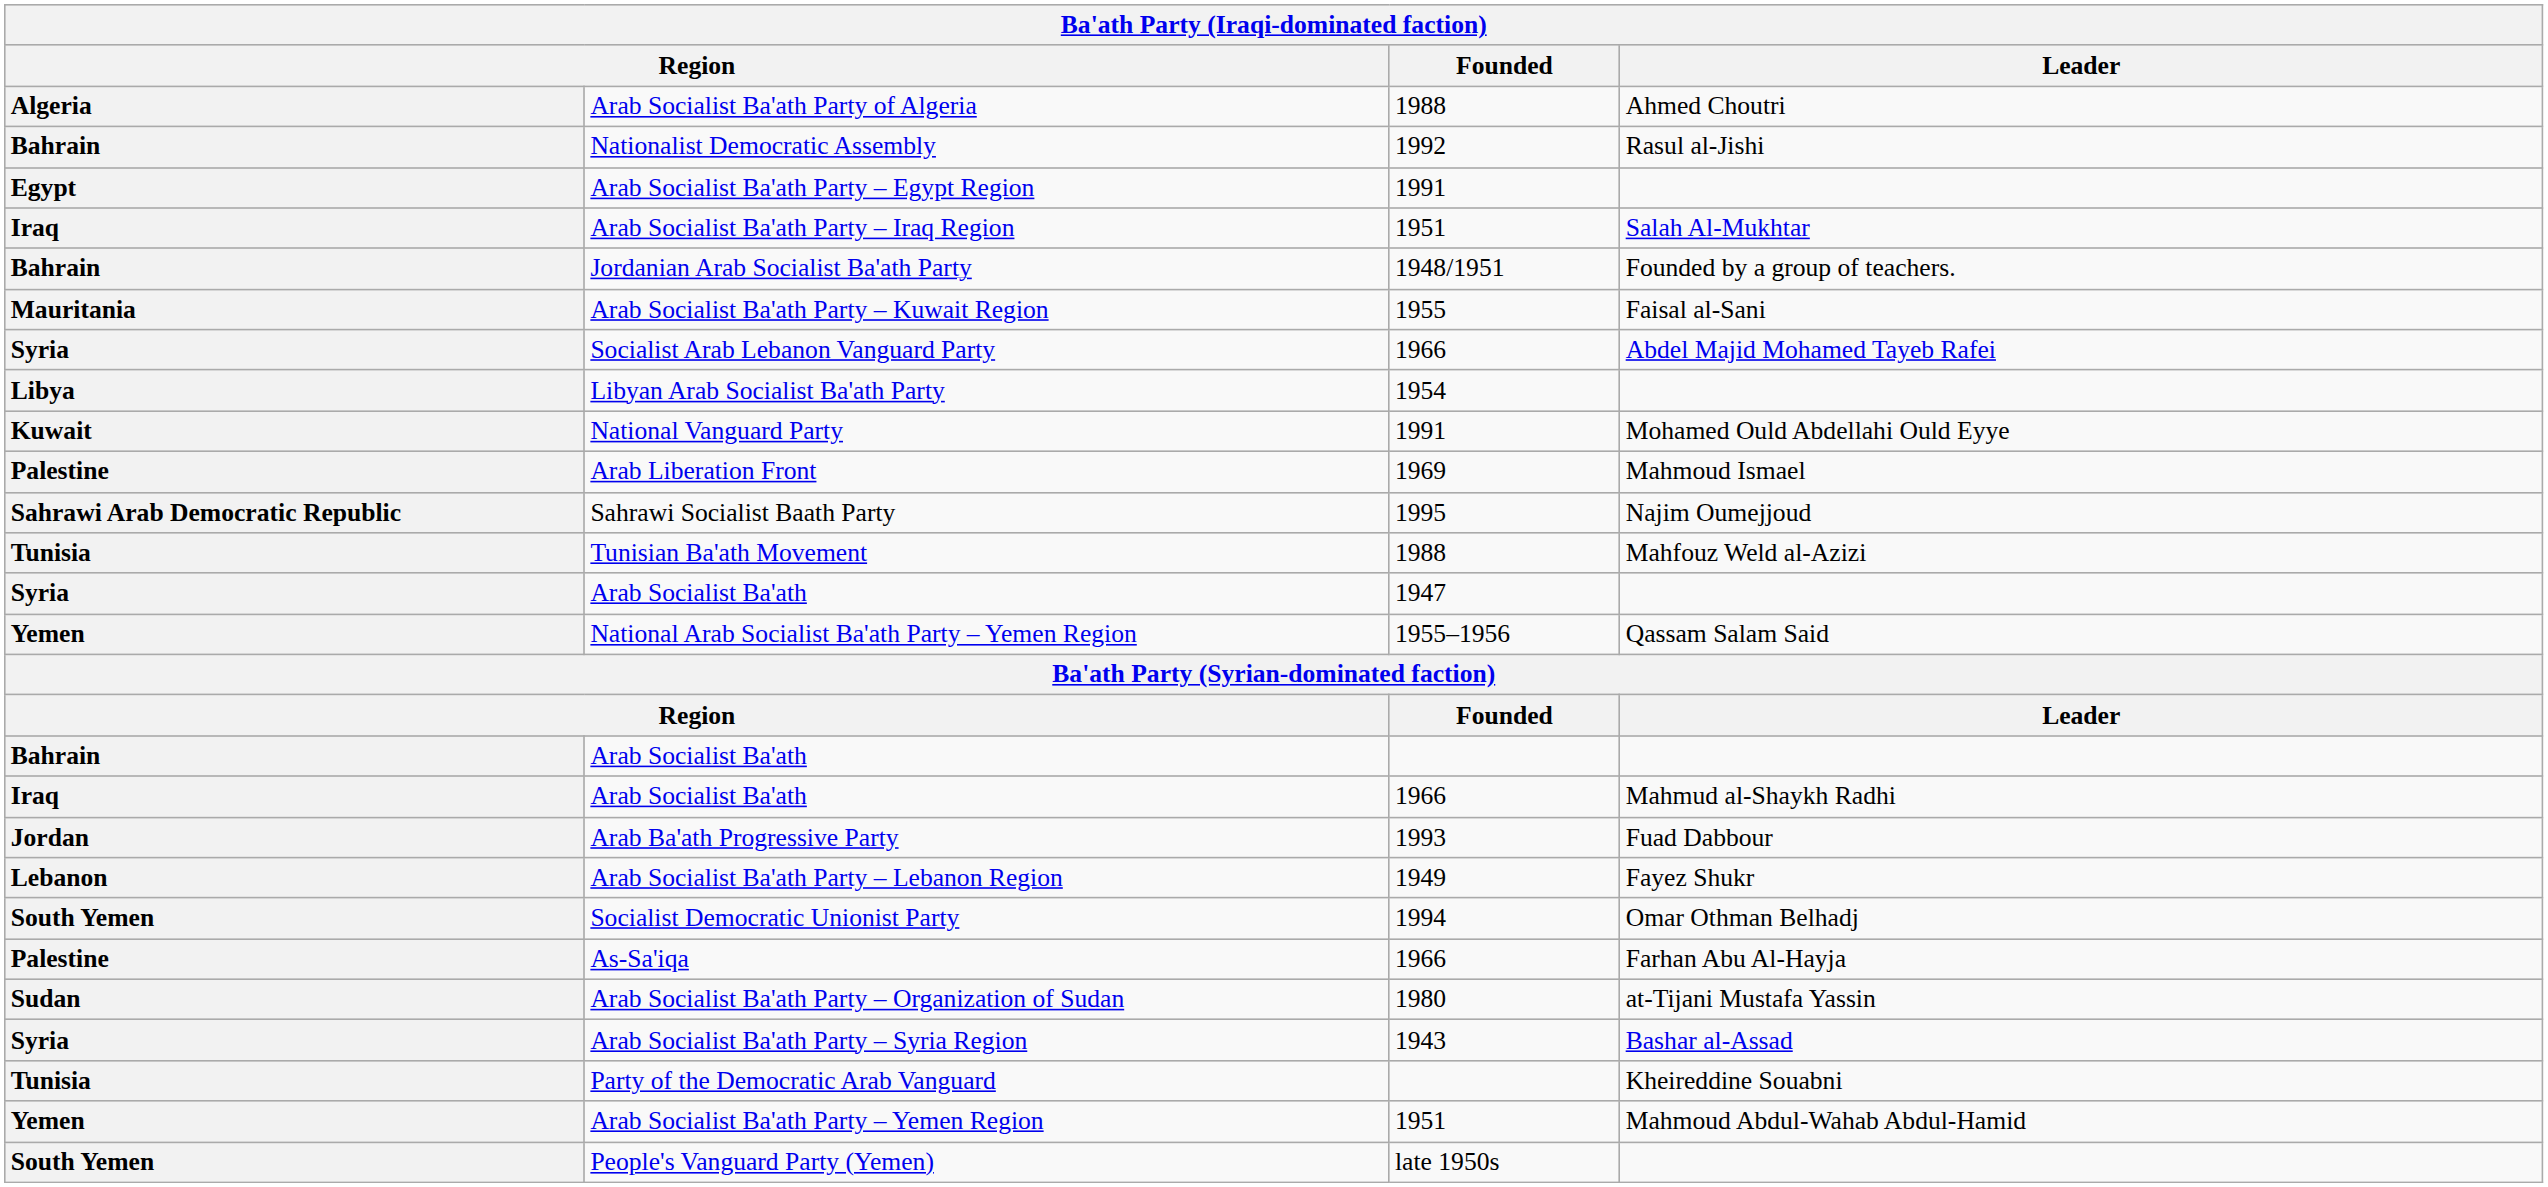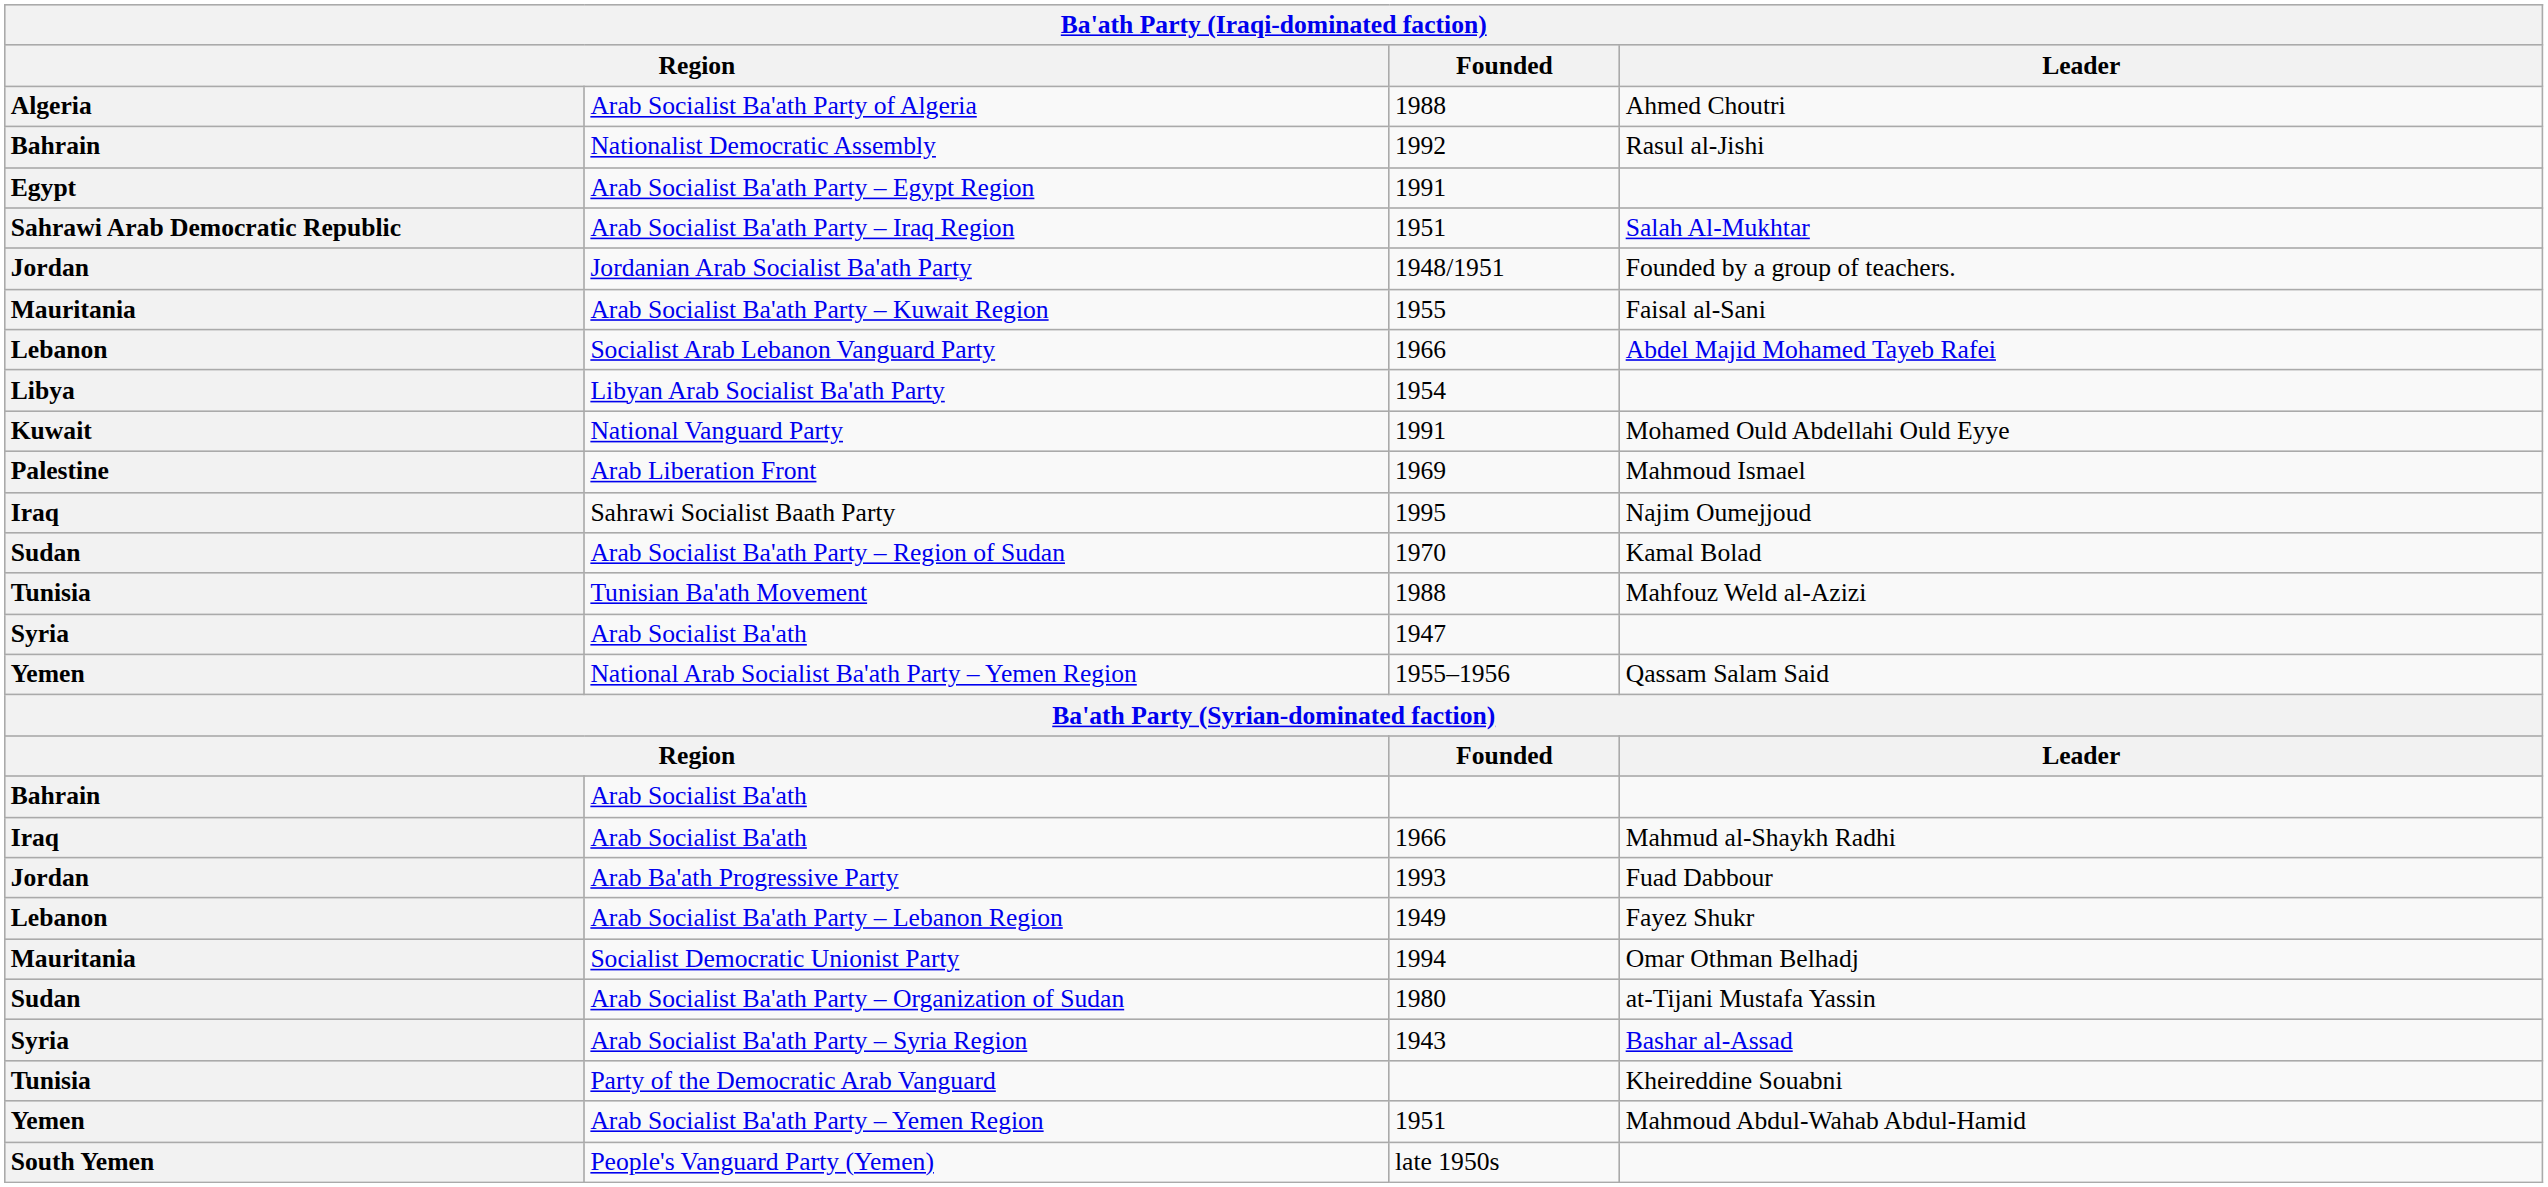(35, 227) Iraq -> (206, 227) Sahrawi Arab Democratic Republic
(56, 268) Bahrain -> (50, 268) Jordan
(40, 349) Syria -> (59, 349) Lebanon
(206, 512) Sahrawi Arab Democratic Republic -> (35, 512) Iraq
+ row: (828, 552)
(82, 918) South Yemen -> (73, 958) Mauritania
- row: (640, 958)
